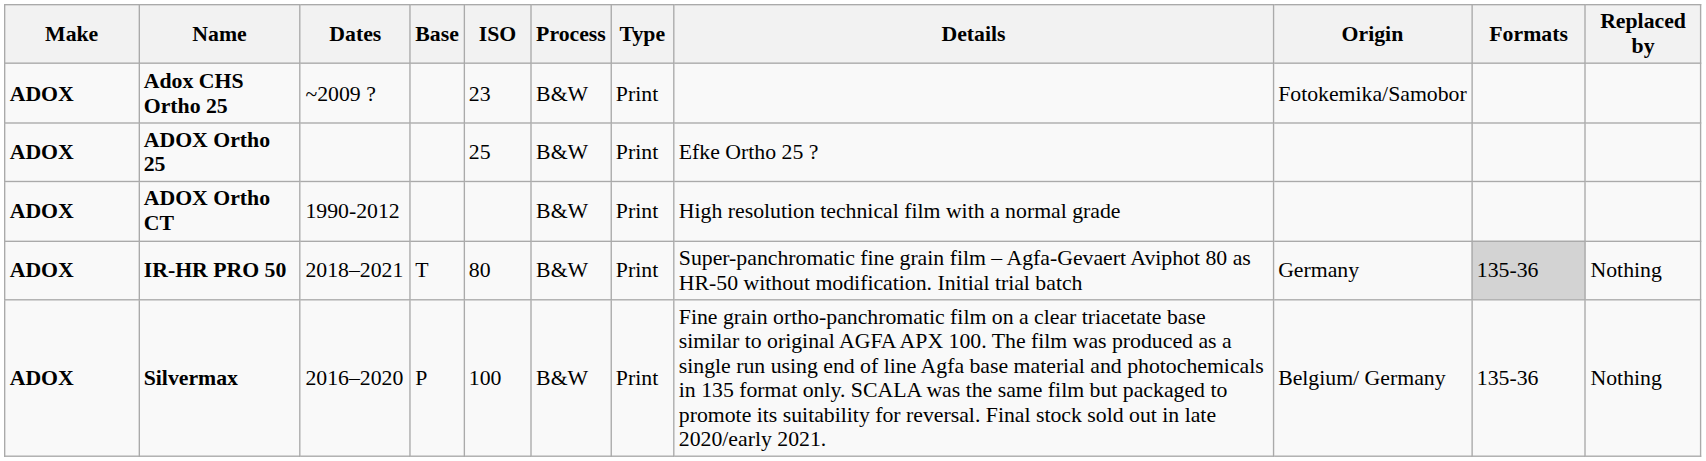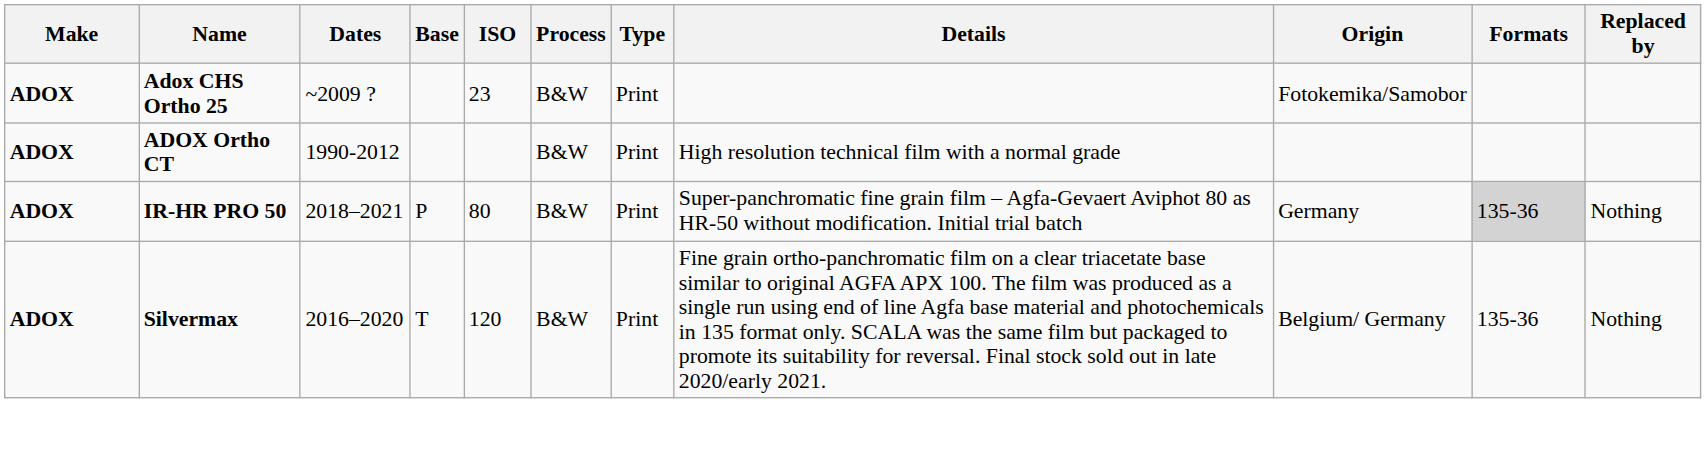- row: (207, 151)
(422, 269) T -> (421, 210) P
(421, 377) P -> (422, 318) T
(485, 377) 100 -> (485, 318) 120
